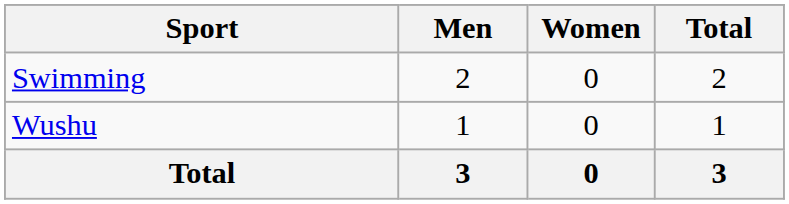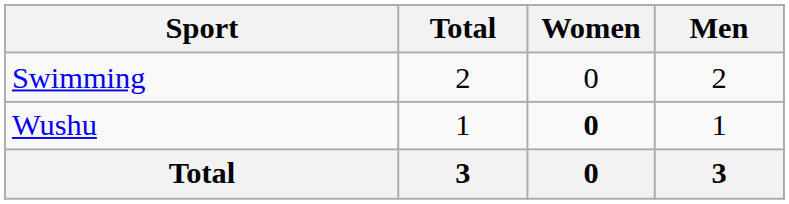columns swapped: (463, 28) <-> (719, 28)
(591, 125) normal -> (591, 125) bold
